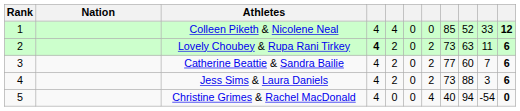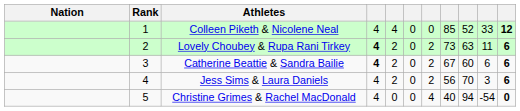columns swapped: (20, 13) <-> (98, 13)
(376, 64) normal -> (376, 64) bold
(450, 64) 77 -> (450, 64) 67
(487, 64) 7 -> (487, 64) 6
(450, 81) 73 -> (450, 81) 56
(468, 81) 88 -> (468, 81) 70
